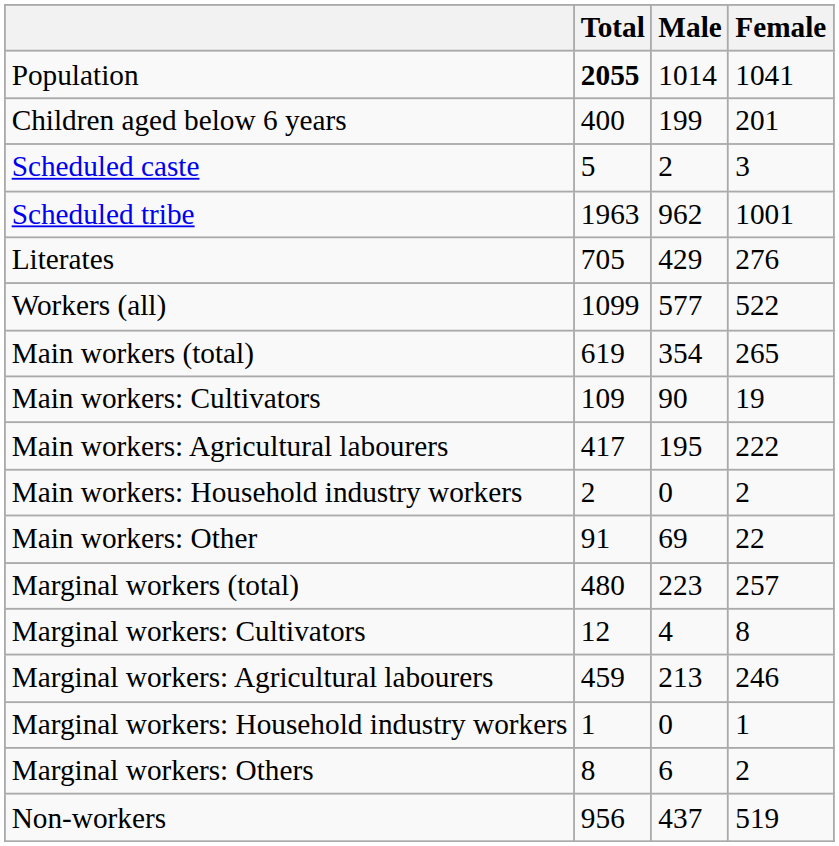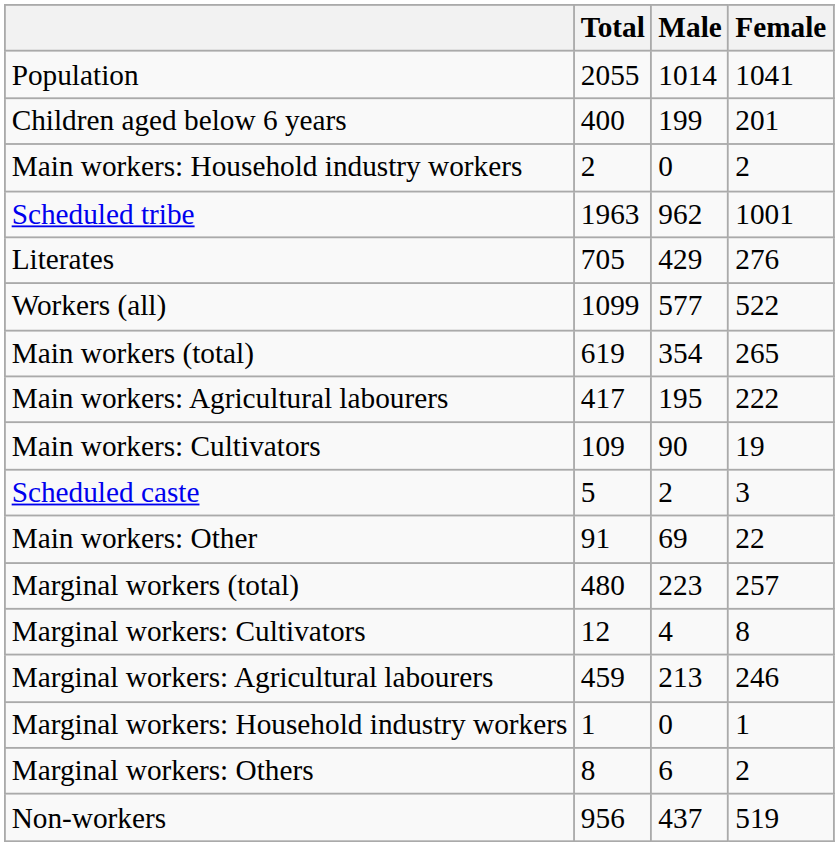(610, 74) bold -> (610, 74) normal
rows swapped: (106, 167) <-> (267, 492)
rows swapped: (166, 399) <-> (230, 445)
